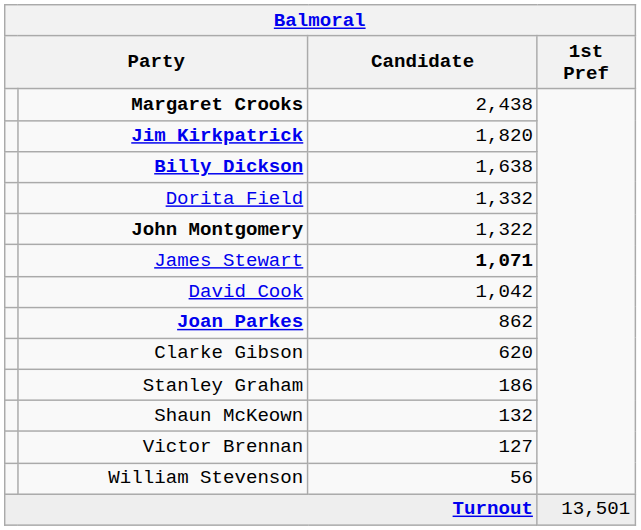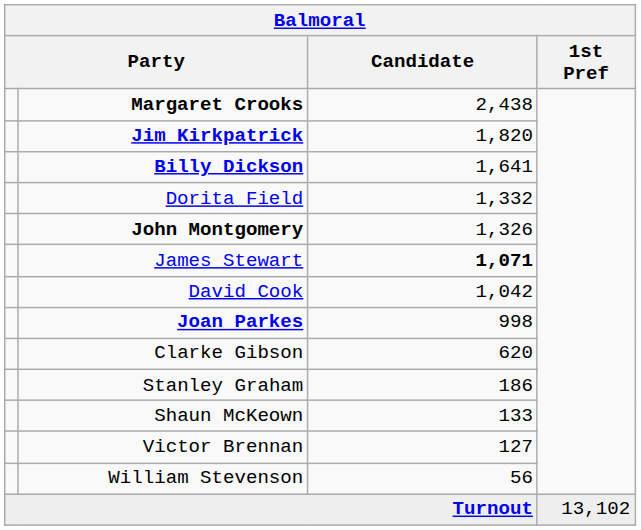(504, 167) 1,638 -> (504, 167) 1,641
(504, 229) 1,322 -> (504, 229) 1,326
(516, 323) 862 -> (516, 323) 998
(516, 416) 132 -> (516, 416) 133
(596, 510) 13,501 -> (596, 510) 13,102
